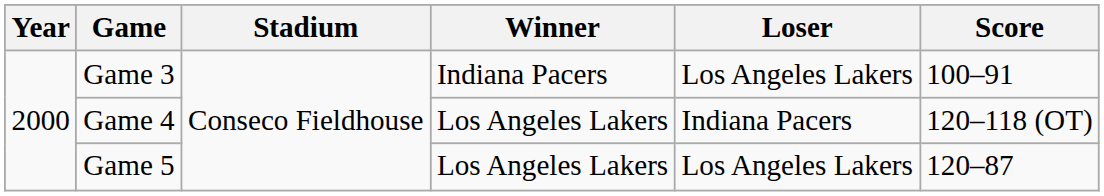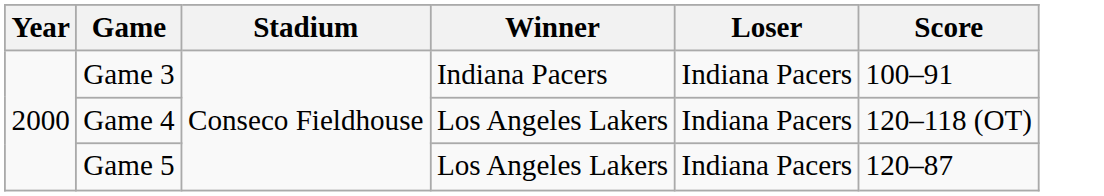(797, 73) Los Angeles Lakers -> (767, 73) Indiana Pacers
(797, 166) Los Angeles Lakers -> (767, 166) Indiana Pacers
